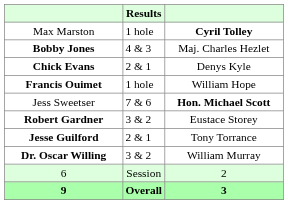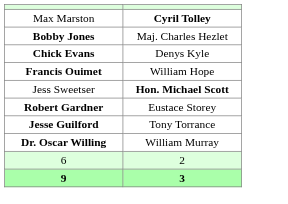- column: (144, 13)
